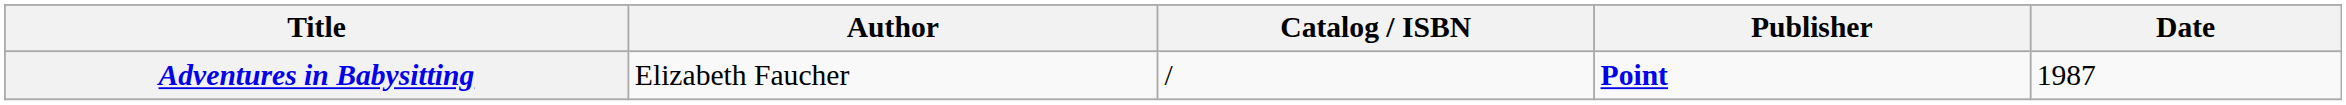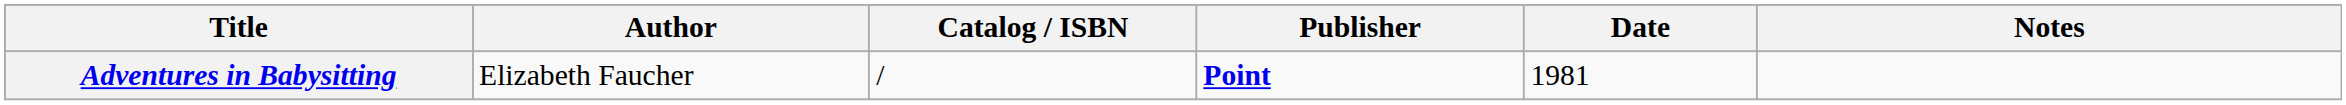+ column: (2049, 27)
(2066, 74) 1987 -> (1560, 74) 1981
